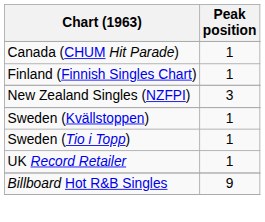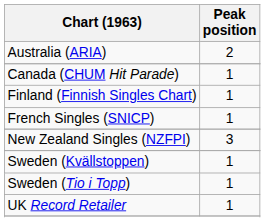+ row: (57, 52)
+ row: (81, 118)
- row: (88, 183)
